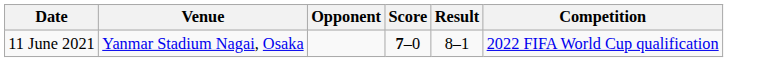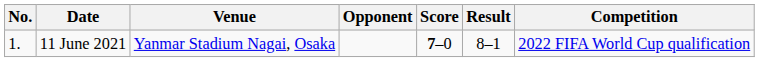+ column: (20, 17)
